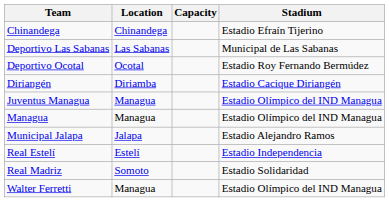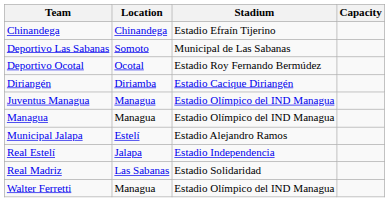columns swapped: (302, 13) <-> (196, 13)
(142, 48) Las Sabanas -> (132, 48) Somoto
(128, 135) Jalapa -> (127, 135) Estelí
(127, 153) Estelí -> (128, 153) Jalapa
(132, 170) Somoto -> (142, 170) Las Sabanas
